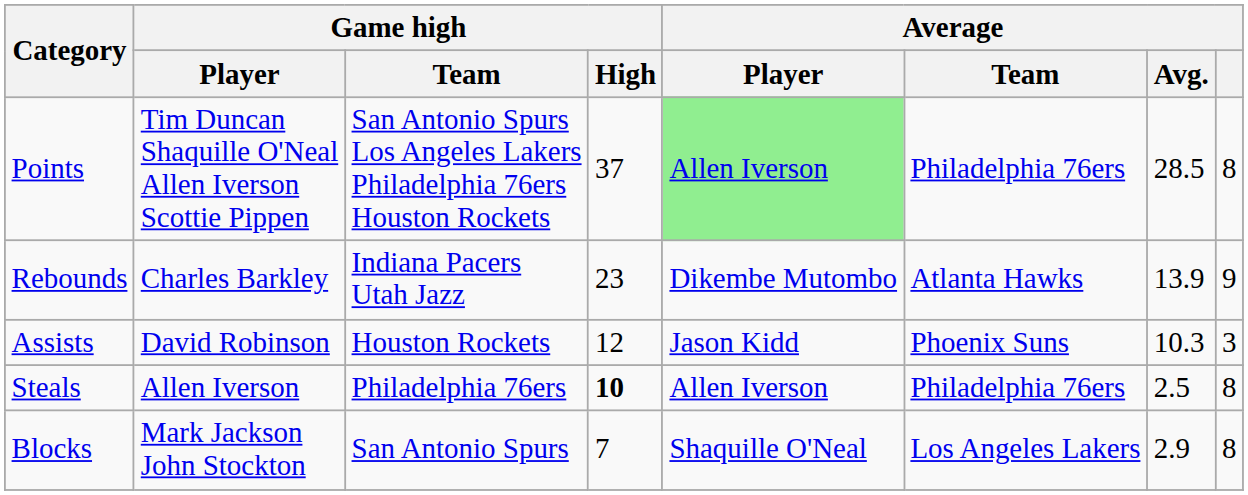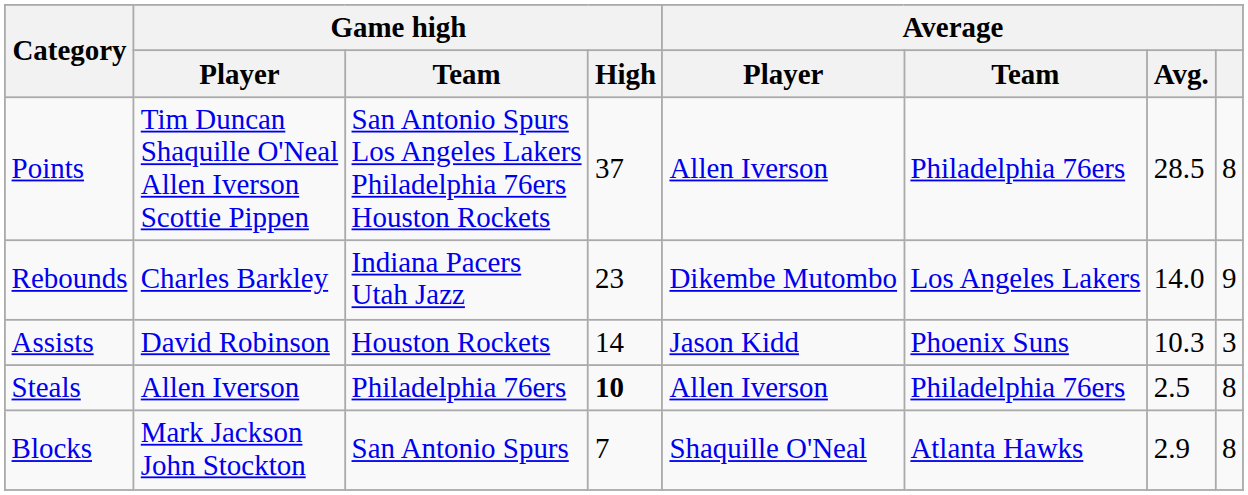(749, 168) lightgreen background -> (749, 168) no background
(997, 279) Atlanta Hawks -> (1025, 279) Los Angeles Lakers
(1179, 279) 13.9 -> (1179, 279) 14.0
(609, 341) 12 -> (609, 341) 14
(1025, 449) Los Angeles Lakers -> (997, 449) Atlanta Hawks
